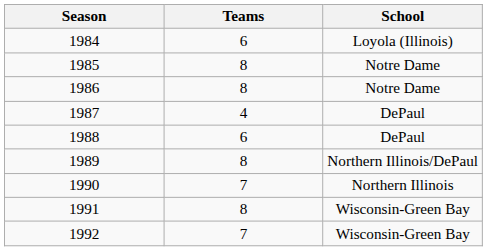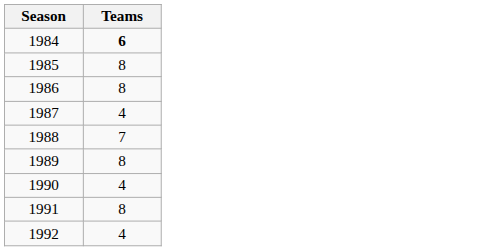- column: (403, 16)
(243, 40) normal -> (122, 40) bold
(243, 137) 6 -> (122, 137) 7
(243, 185) 7 -> (122, 185) 4
(243, 233) 7 -> (122, 233) 4
